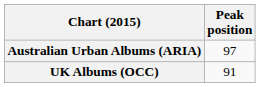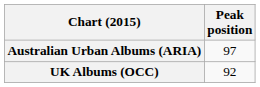(230, 72) 91 -> (230, 72) 92
